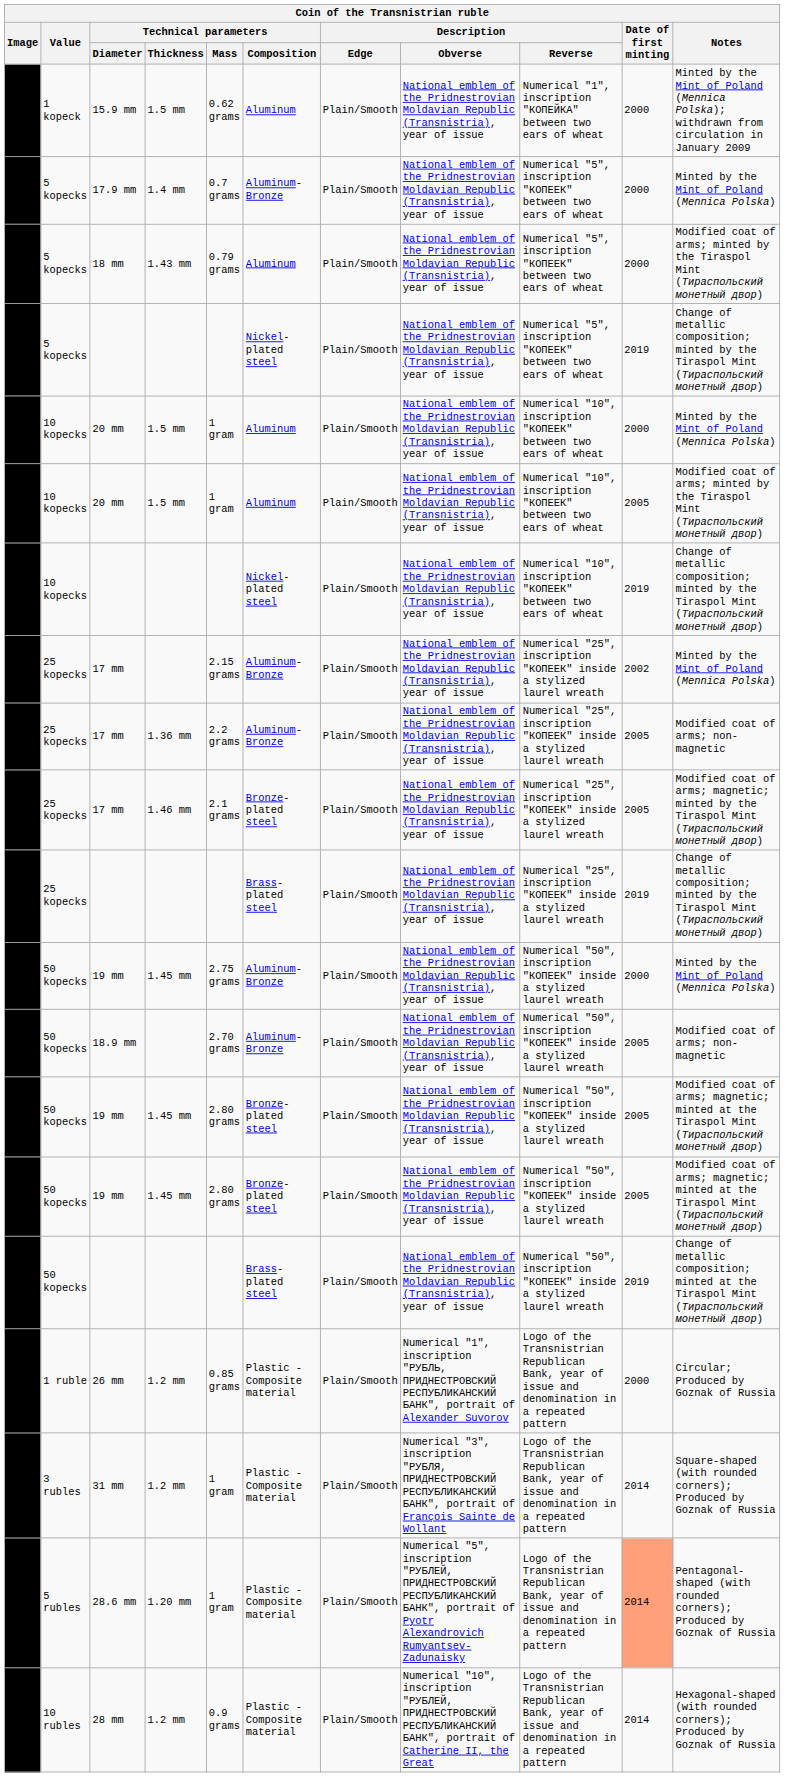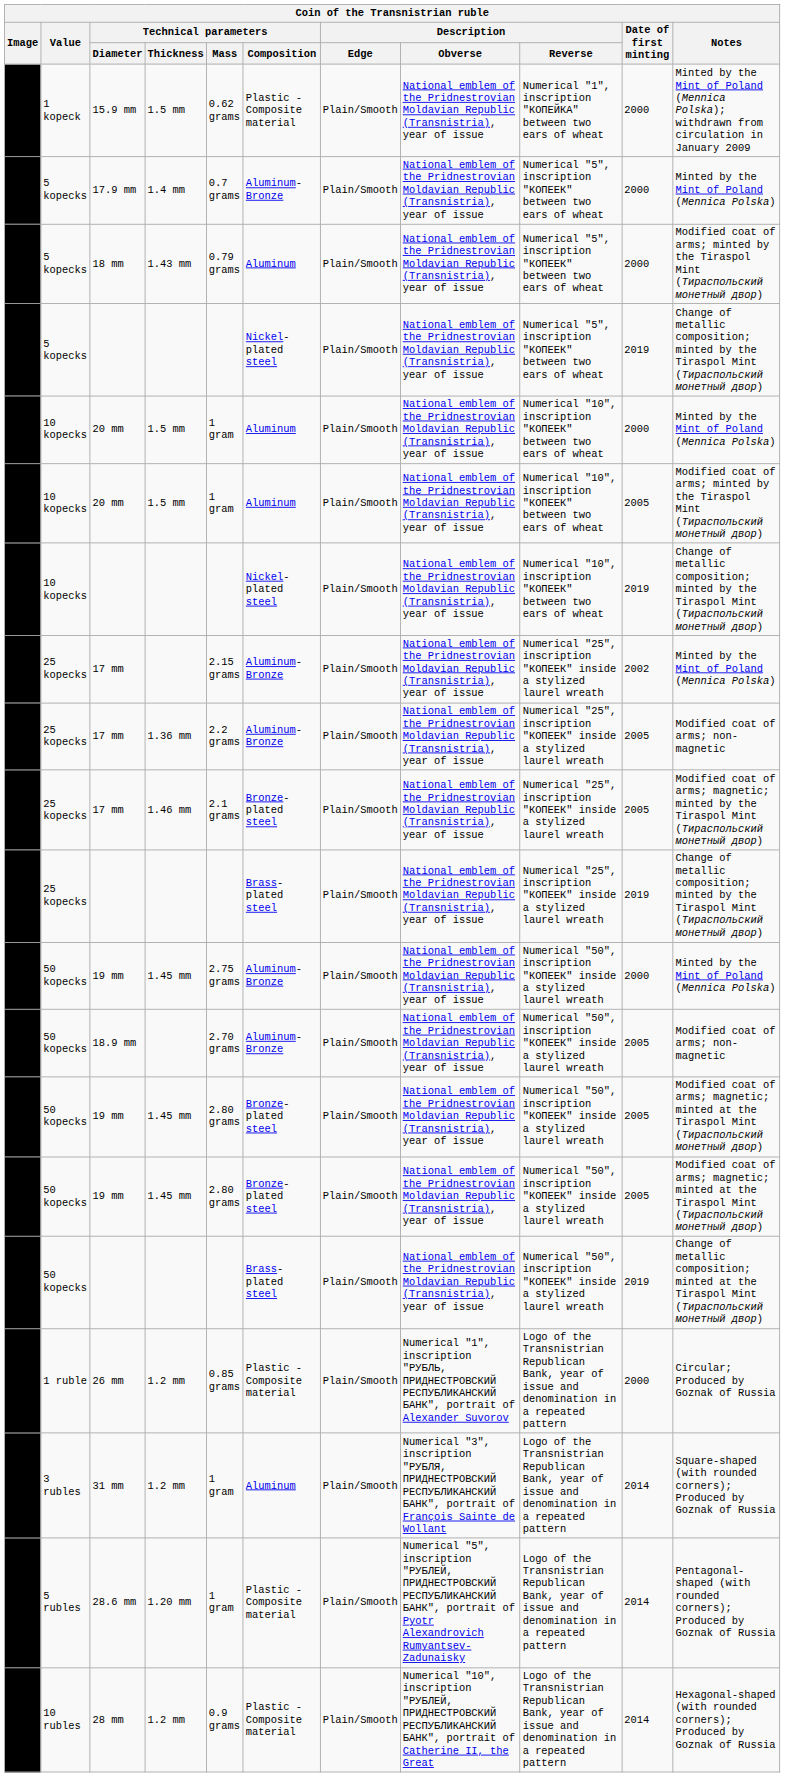(271, 110) Aluminum -> (274, 110) Plastic - Composite material
(274, 1485) Plastic - Composite material -> (271, 1485) Aluminum
(637, 1603) lightsalmon background -> (637, 1603) no background
